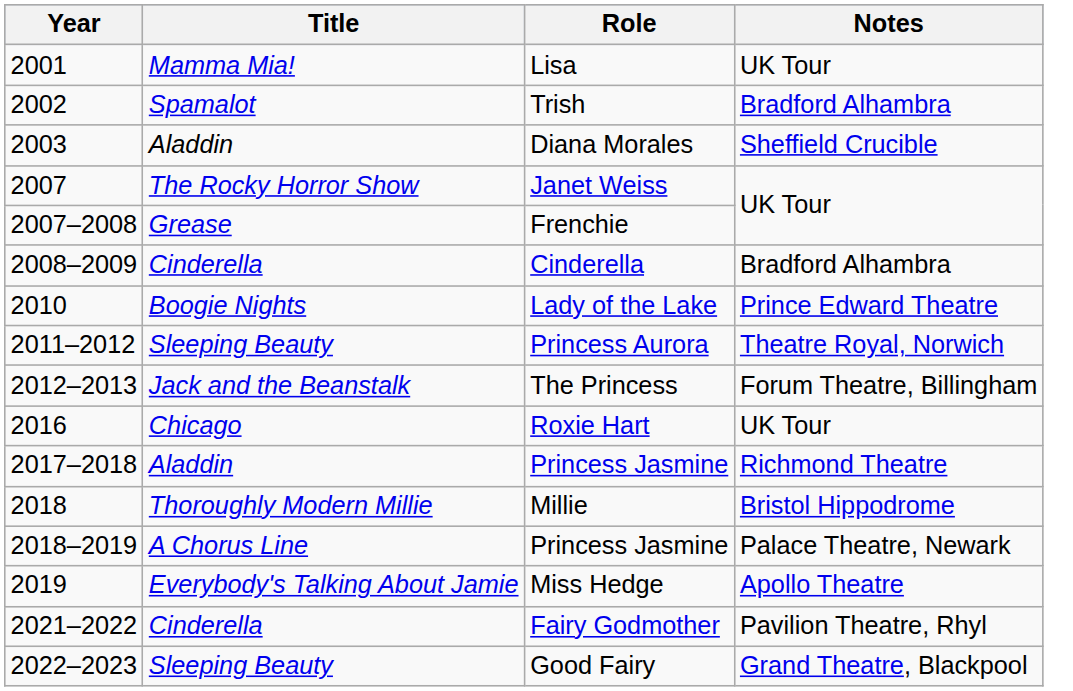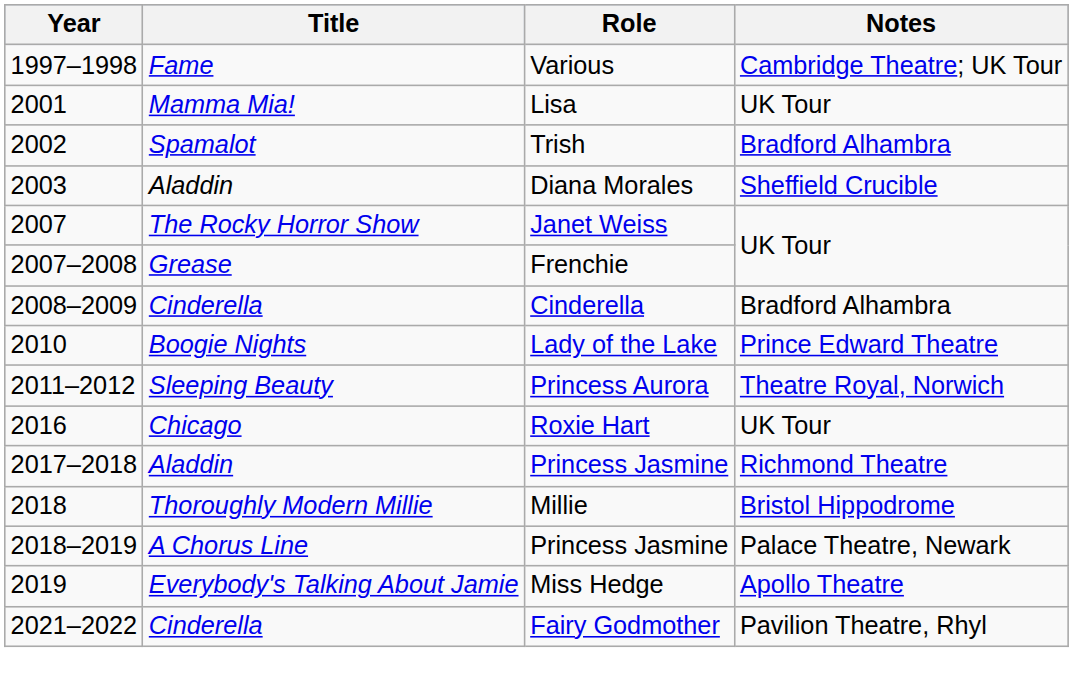+ row: (74, 64)
- row: (74, 385)
- row: (74, 666)
